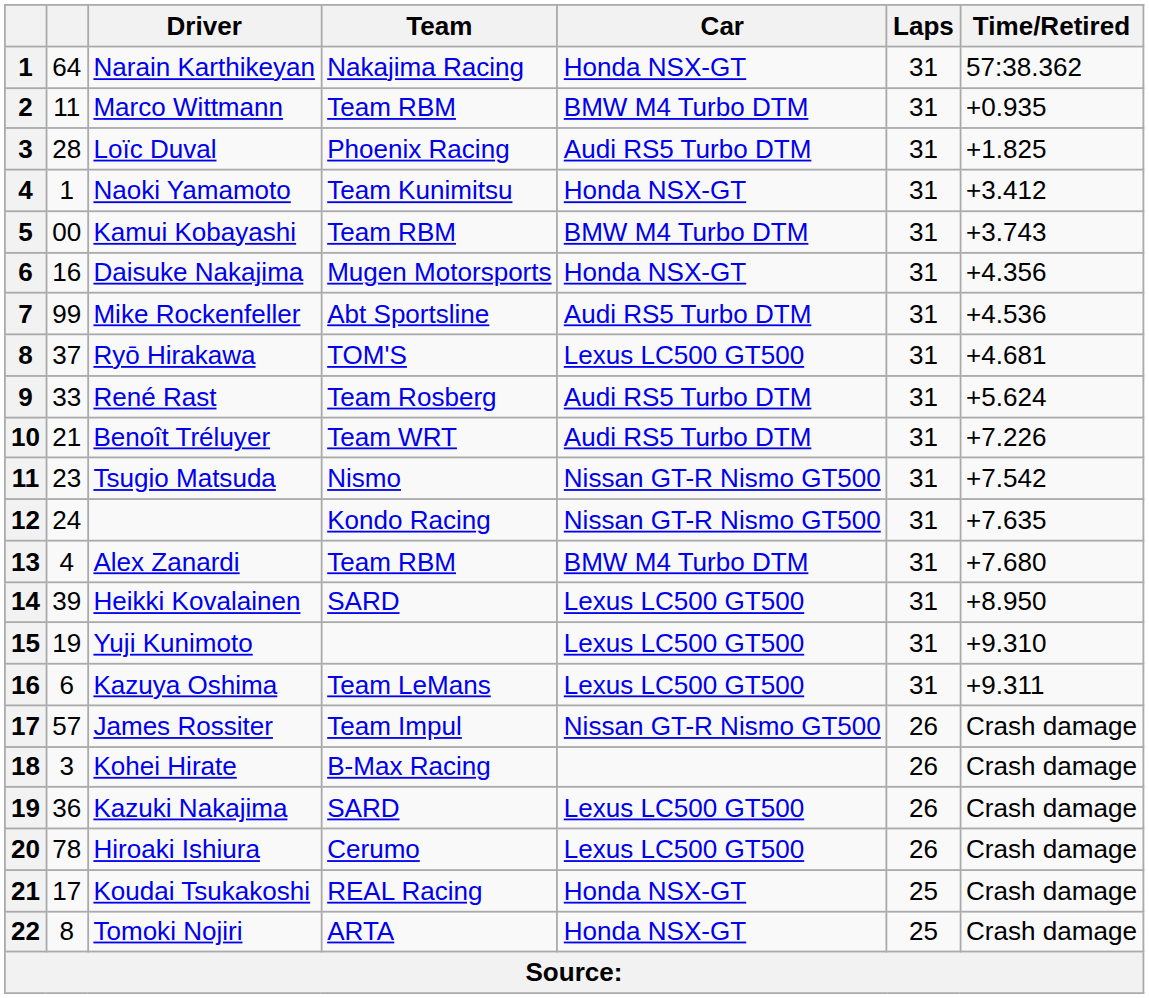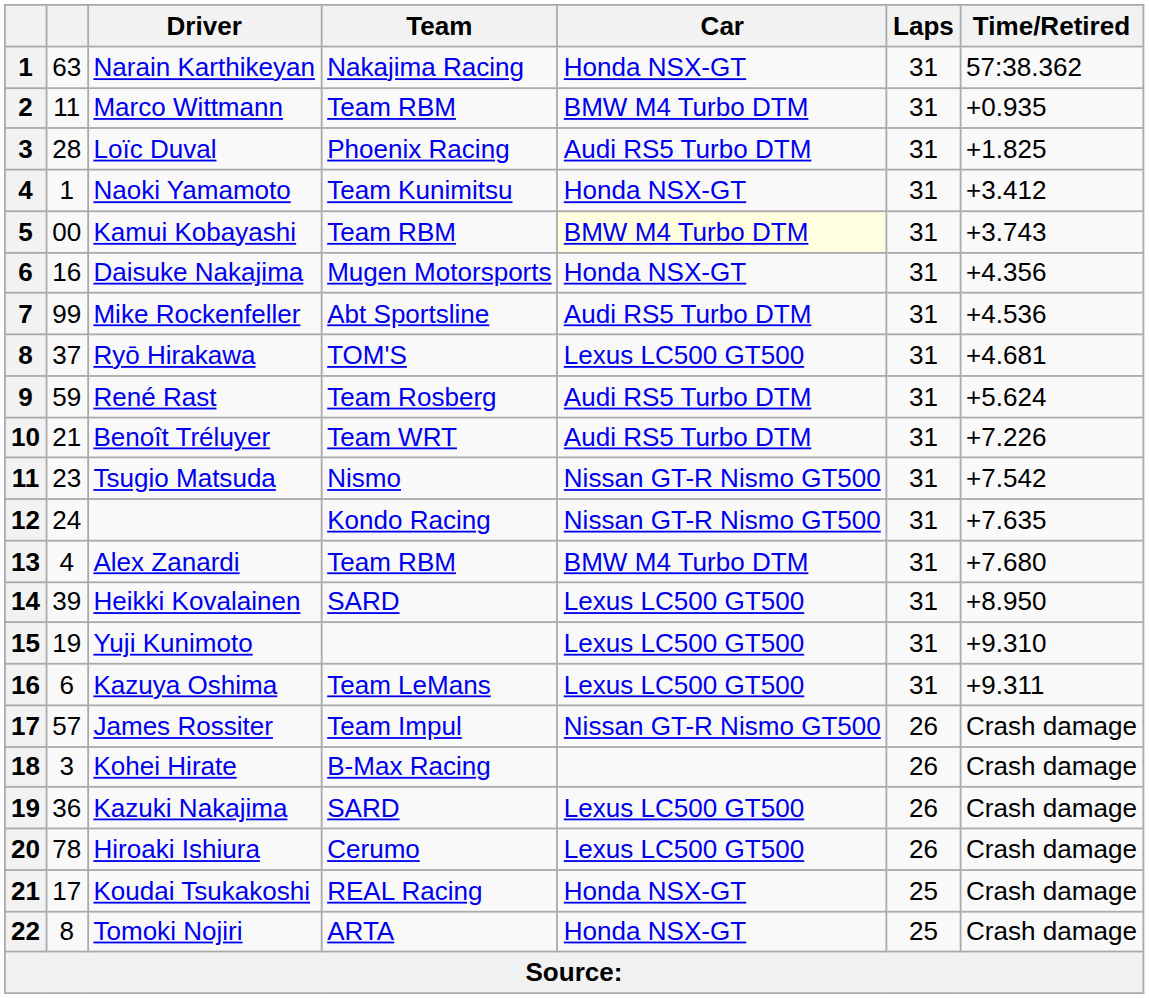(67, 67) 64 -> (67, 67) 63
(686, 232) no background -> (686, 232) lightyellow background
(67, 396) 33 -> (67, 396) 59
